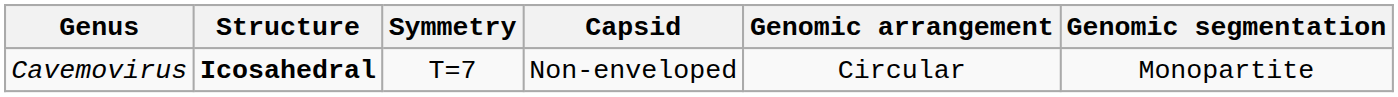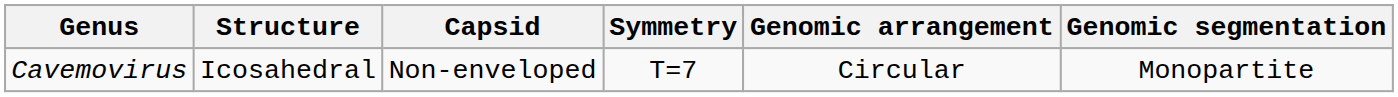columns swapped: (453, 27) <-> (633, 27)
(288, 70) bold -> (288, 70) normal
